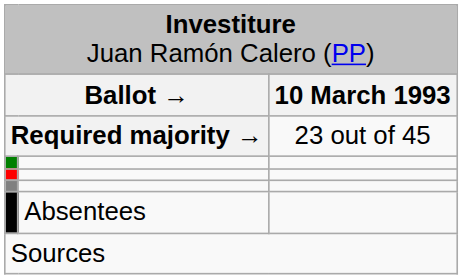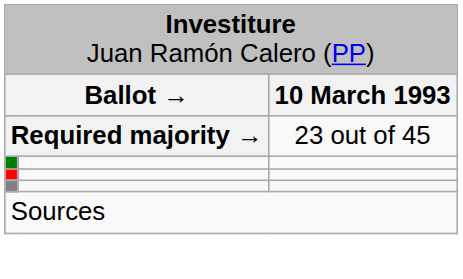- row: (12, 212)
